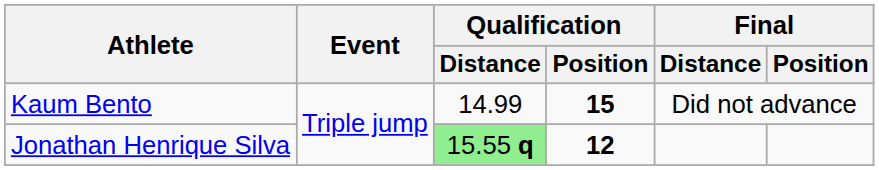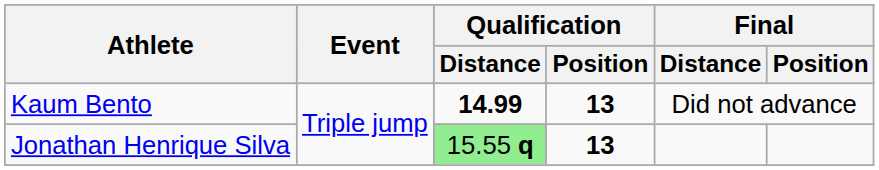(490, 104) normal -> (490, 104) bold
(600, 104) 15 -> (600, 104) 13
(600, 145) 12 -> (600, 145) 13
